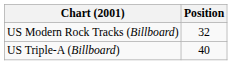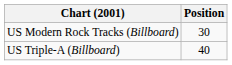(204, 32) 32 -> (204, 32) 30
